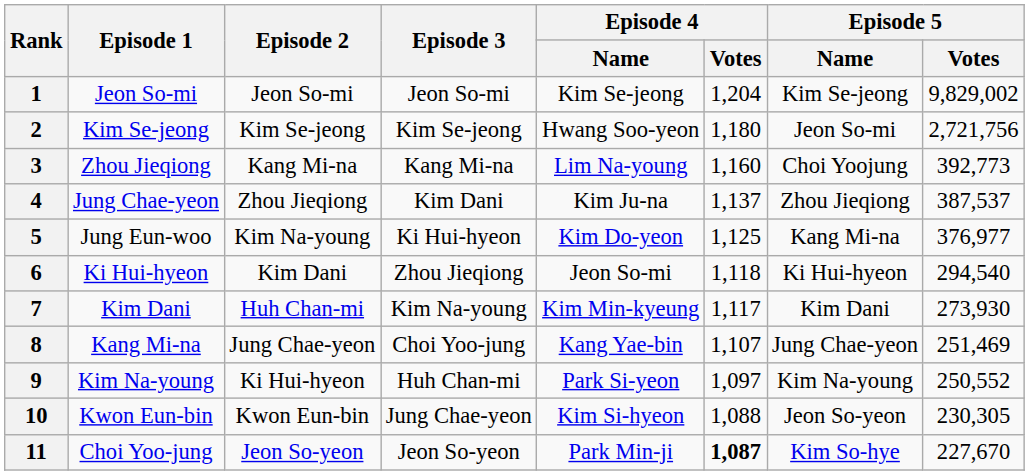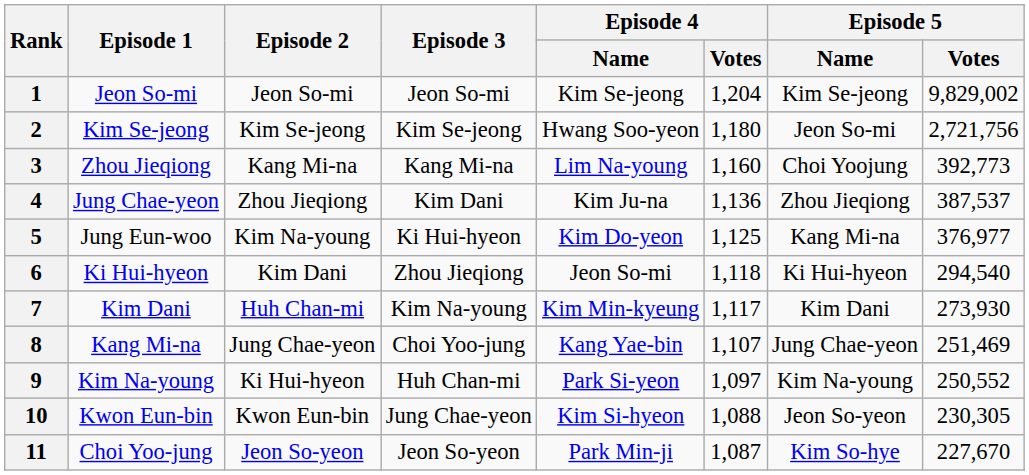(736, 201) 1,137 -> (736, 201) 1,136
(736, 451) bold -> (736, 451) normal
